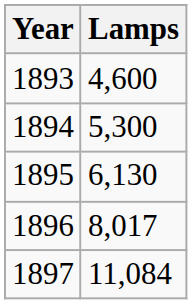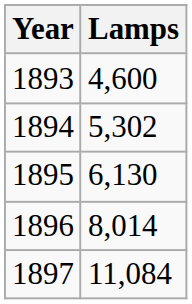(123, 126) 5,300 -> (123, 126) 5,302
(123, 224) 8,017 -> (123, 224) 8,014
